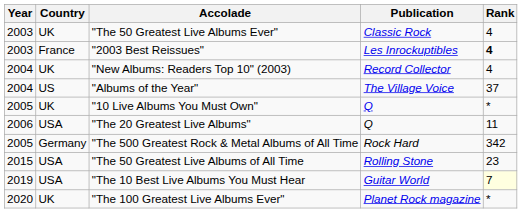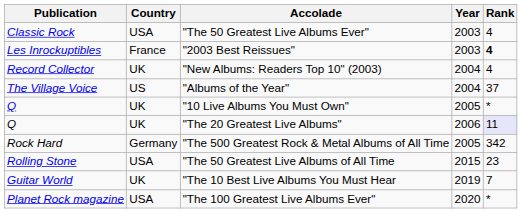columns swapped: (422, 13) <-> (20, 13)
(47, 32) UK -> (141, 32) USA
(50, 124) USA -> (137, 124) UK
(492, 124) no background -> (492, 124) lavender background
(50, 180) USA -> (137, 180) UK
(489, 180) lightyellow background -> (489, 180) no background
(47, 198) UK -> (141, 198) USA
